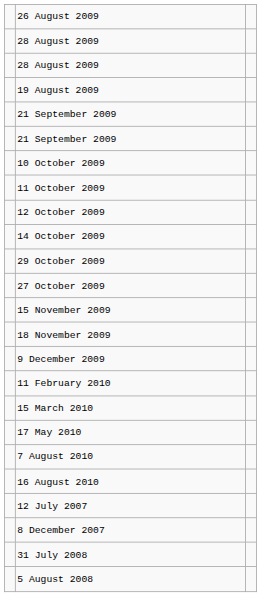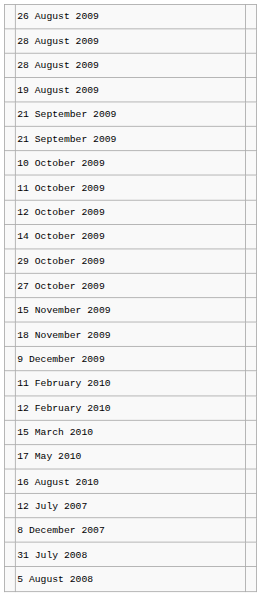+ row: (10, 408)
- row: (10, 457)
